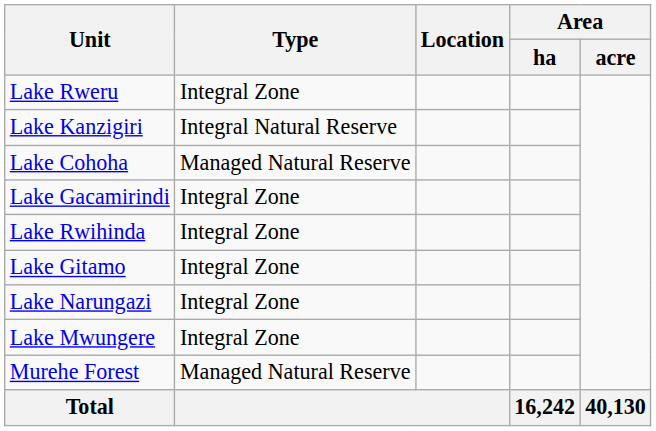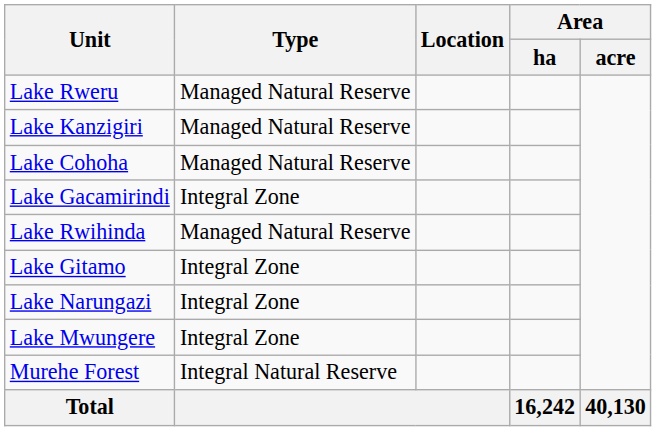(240, 92) Integral Zone -> (295, 92) Managed Natural Reserve
(288, 127) Integral Natural Reserve -> (295, 127) Managed Natural Reserve
(240, 232) Integral Zone -> (295, 232) Managed Natural Reserve
(295, 372) Managed Natural Reserve -> (288, 372) Integral Natural Reserve
